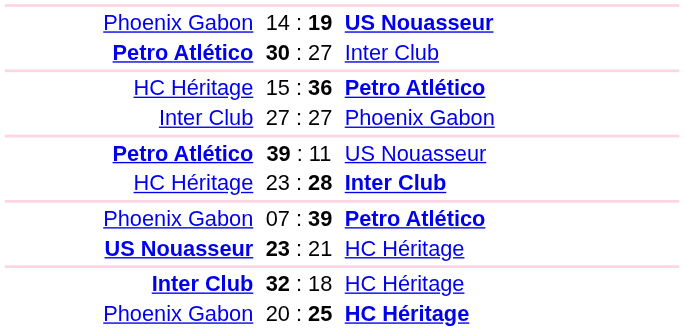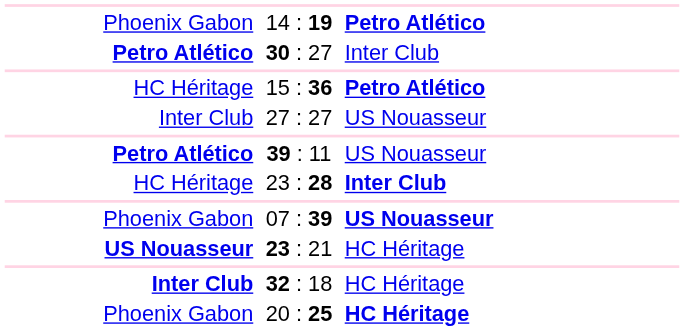(419, 23) US Nouasseur -> (415, 23) Petro Atlético
(420, 118) Phoenix Gabon -> (415, 118) US Nouasseur
(415, 218) Petro Atlético -> (419, 218) US Nouasseur
